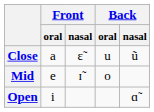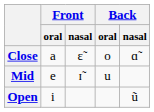(107, 55) u -> (107, 55) o
(135, 55) ũ -> (135, 55) ɑ̃
(107, 76) o -> (107, 76) u
(135, 96) ɑ̃ -> (135, 96) ũ
